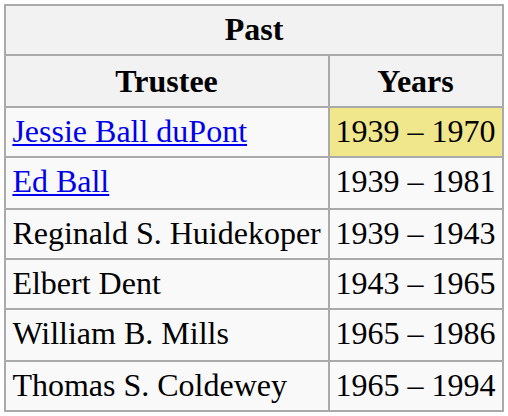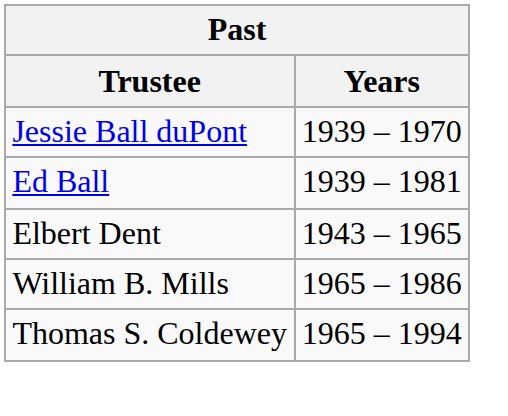(416, 131) khaki background -> (382, 131) no background
- row: (167, 232)
